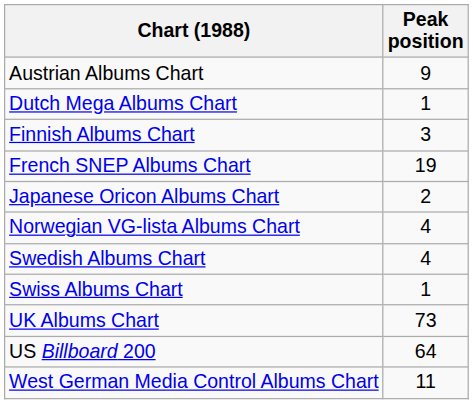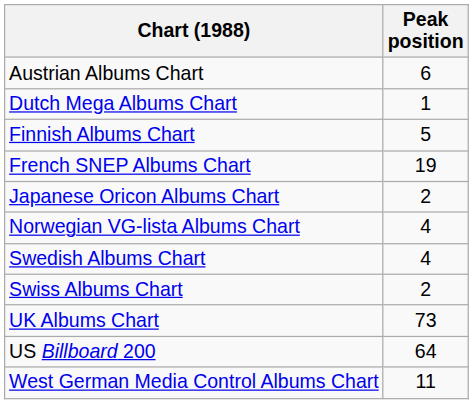(426, 72) 9 -> (426, 72) 6
(426, 134) 3 -> (426, 134) 5
(426, 289) 1 -> (426, 289) 2
